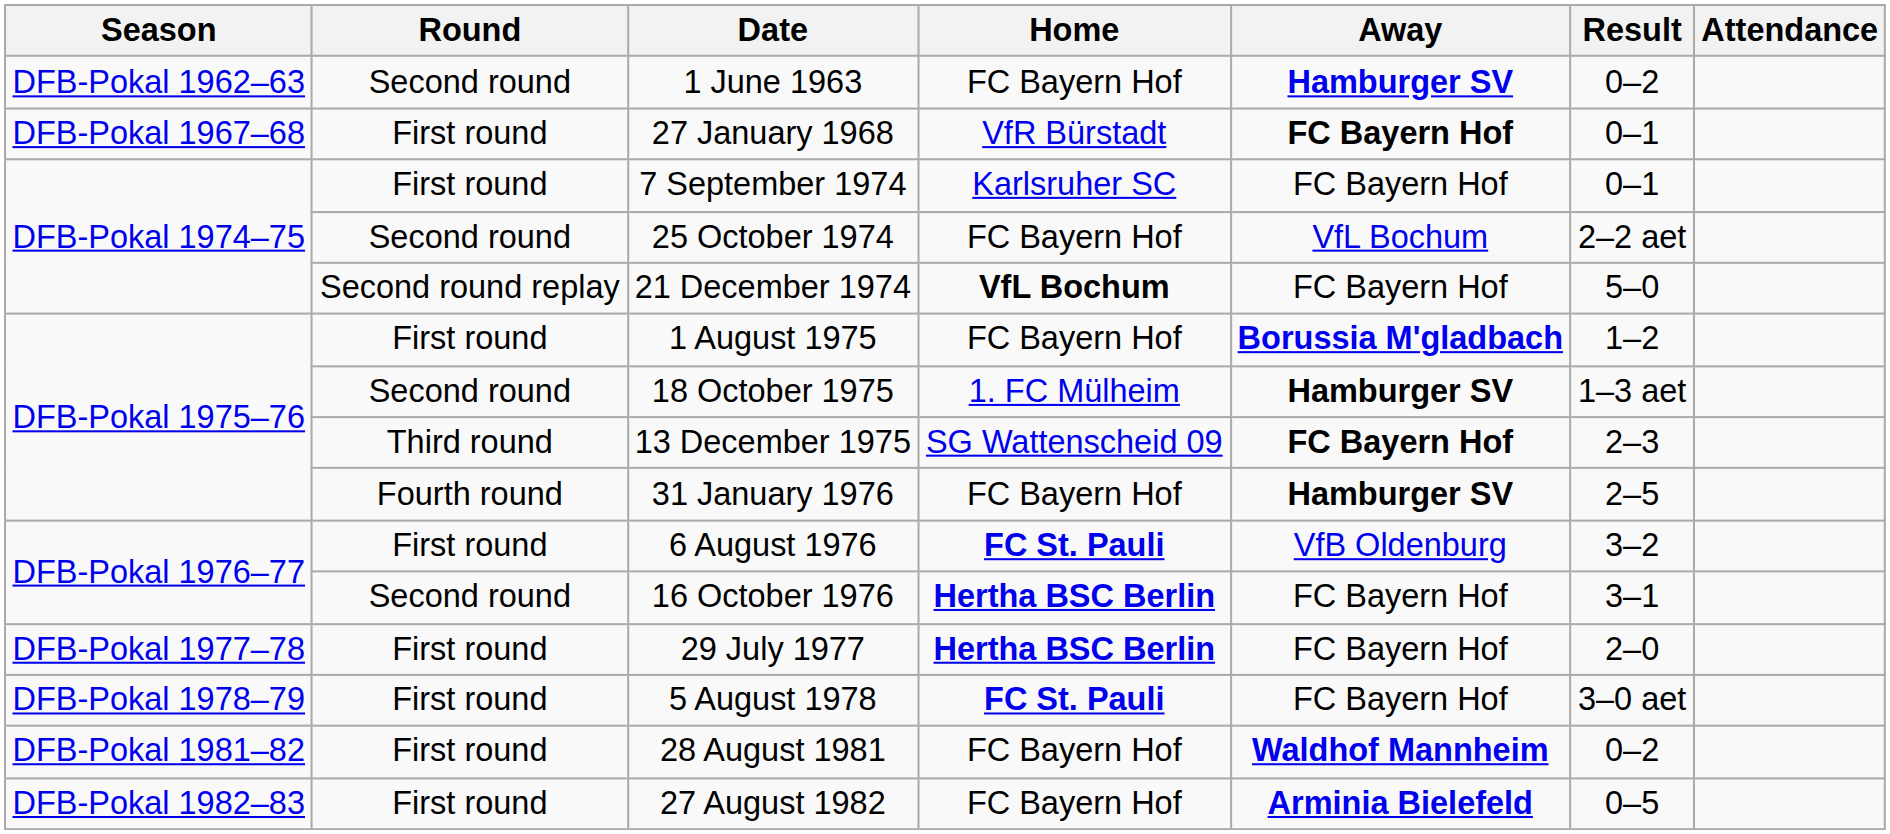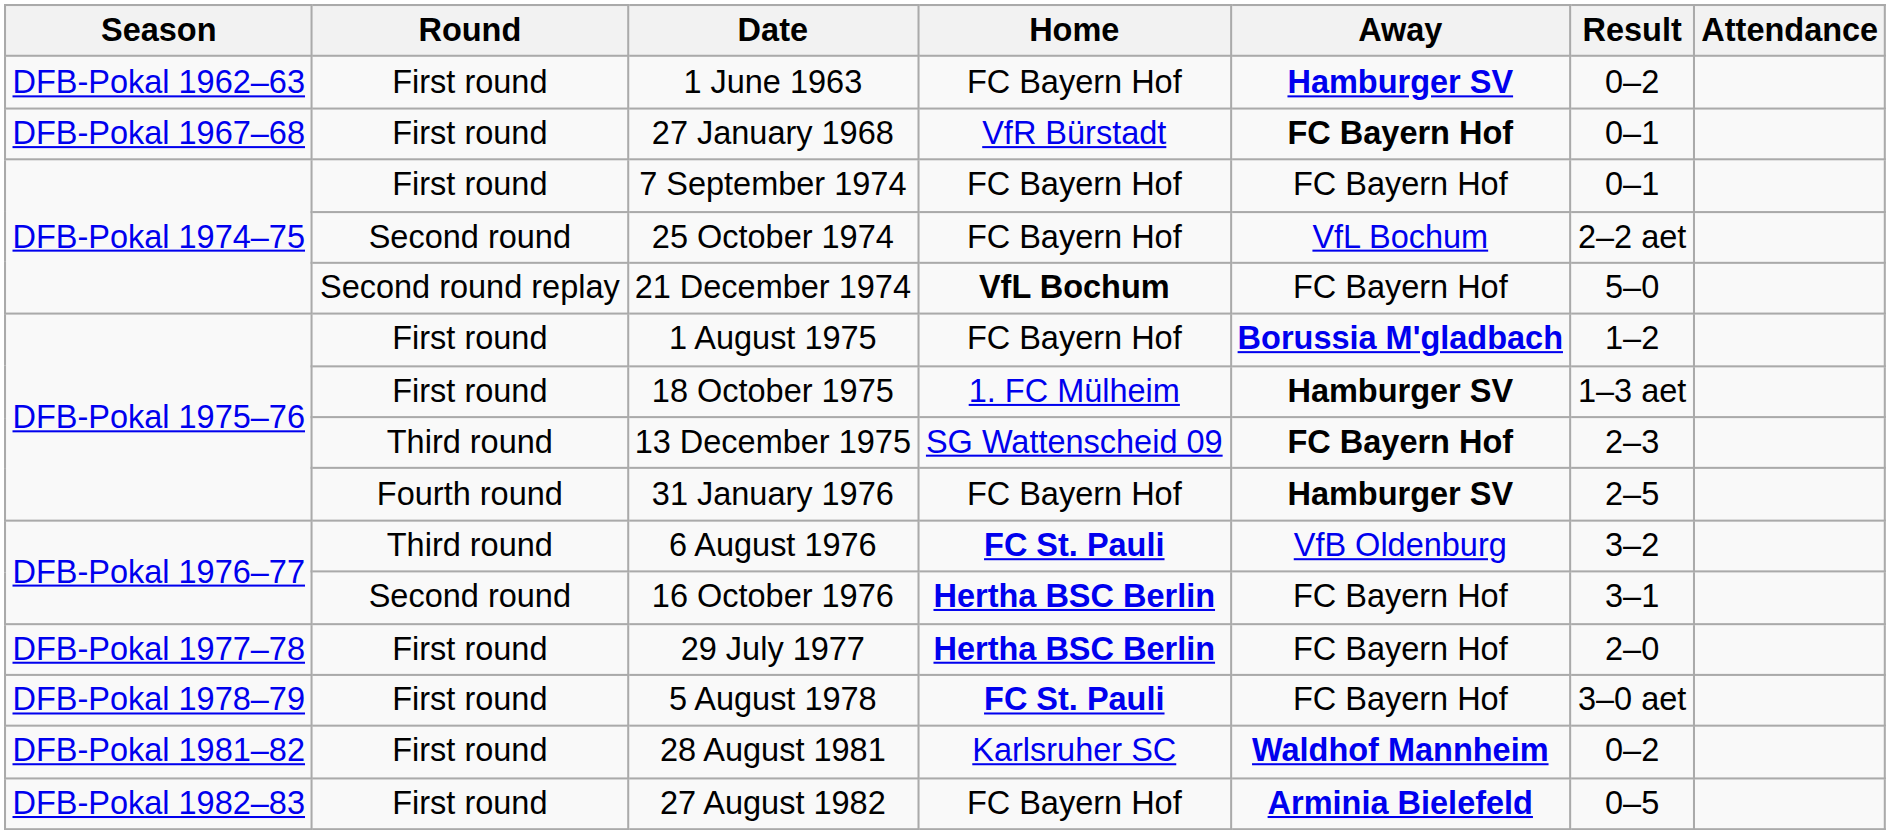(470, 81) Second round -> (470, 81) First round
(1074, 184) Karlsruher SC -> (1074, 184) FC Bayern Hof
(470, 390) Second round -> (470, 390) First round
(470, 545) First round -> (470, 545) Third round
(1074, 751) FC Bayern Hof -> (1074, 751) Karlsruher SC
